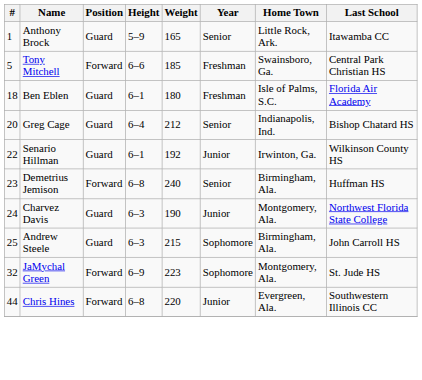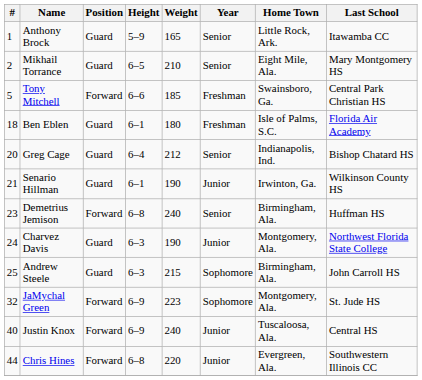+ row: (42, 65)
(12, 154) 22 -> (12, 183) 21
(173, 154) 192 -> (173, 183) 190
+ row: (49, 331)
